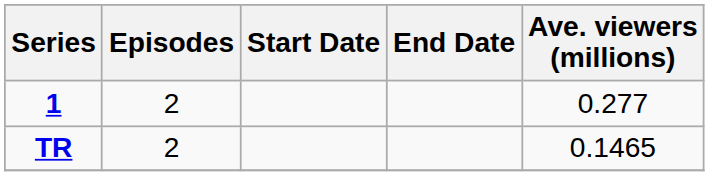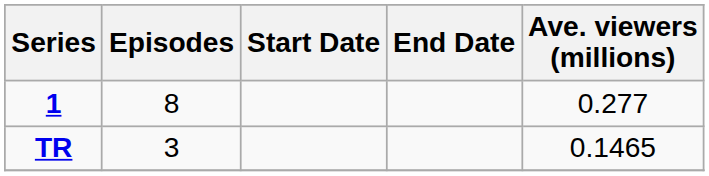(172, 103) 2 -> (172, 103) 8
(172, 147) 2 -> (172, 147) 3
